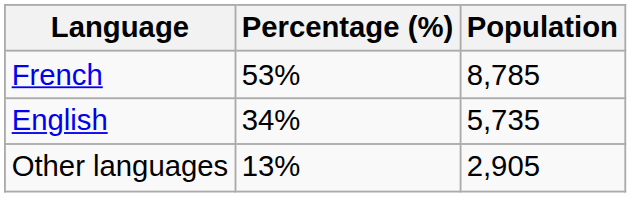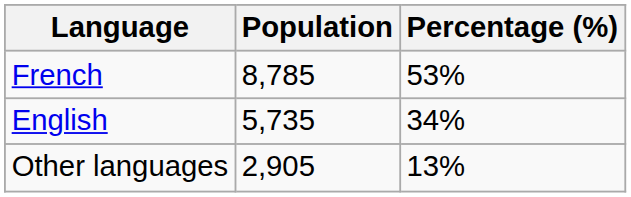columns swapped: (542, 27) <-> (347, 27)
